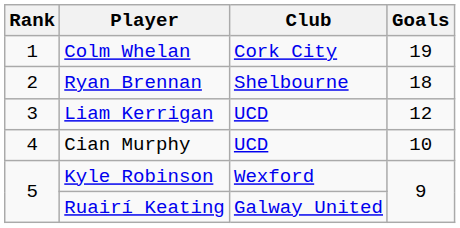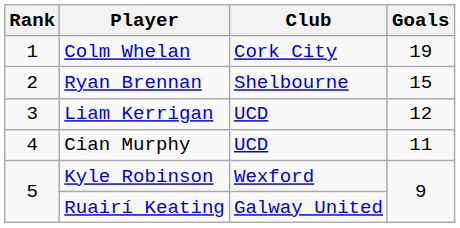(421, 83) 18 -> (421, 83) 15
(421, 145) 10 -> (421, 145) 11
